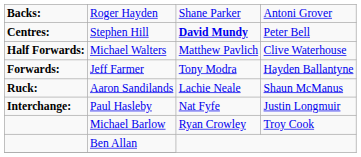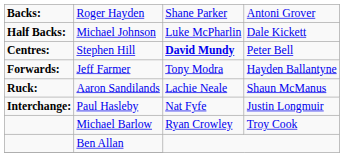+ row: (116, 32)
- row: (128, 50)
